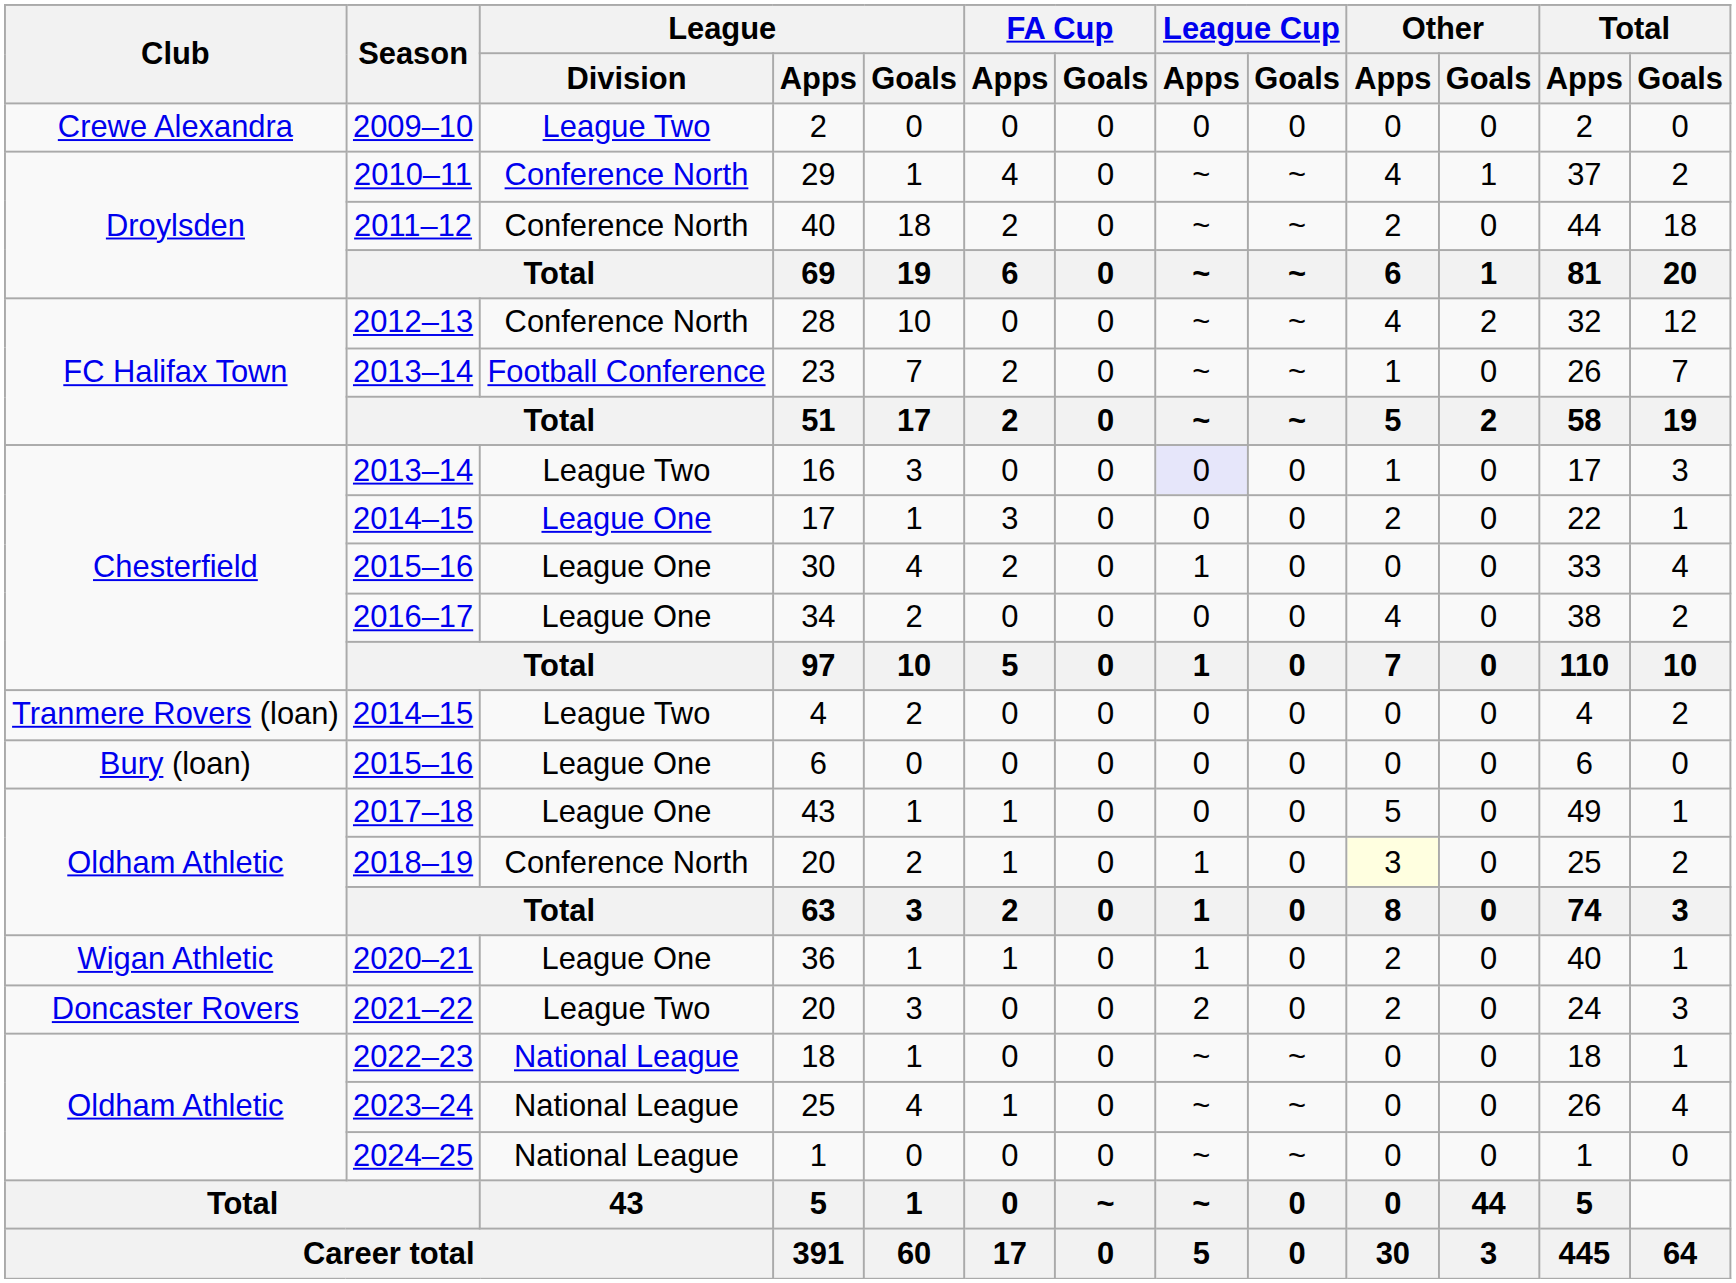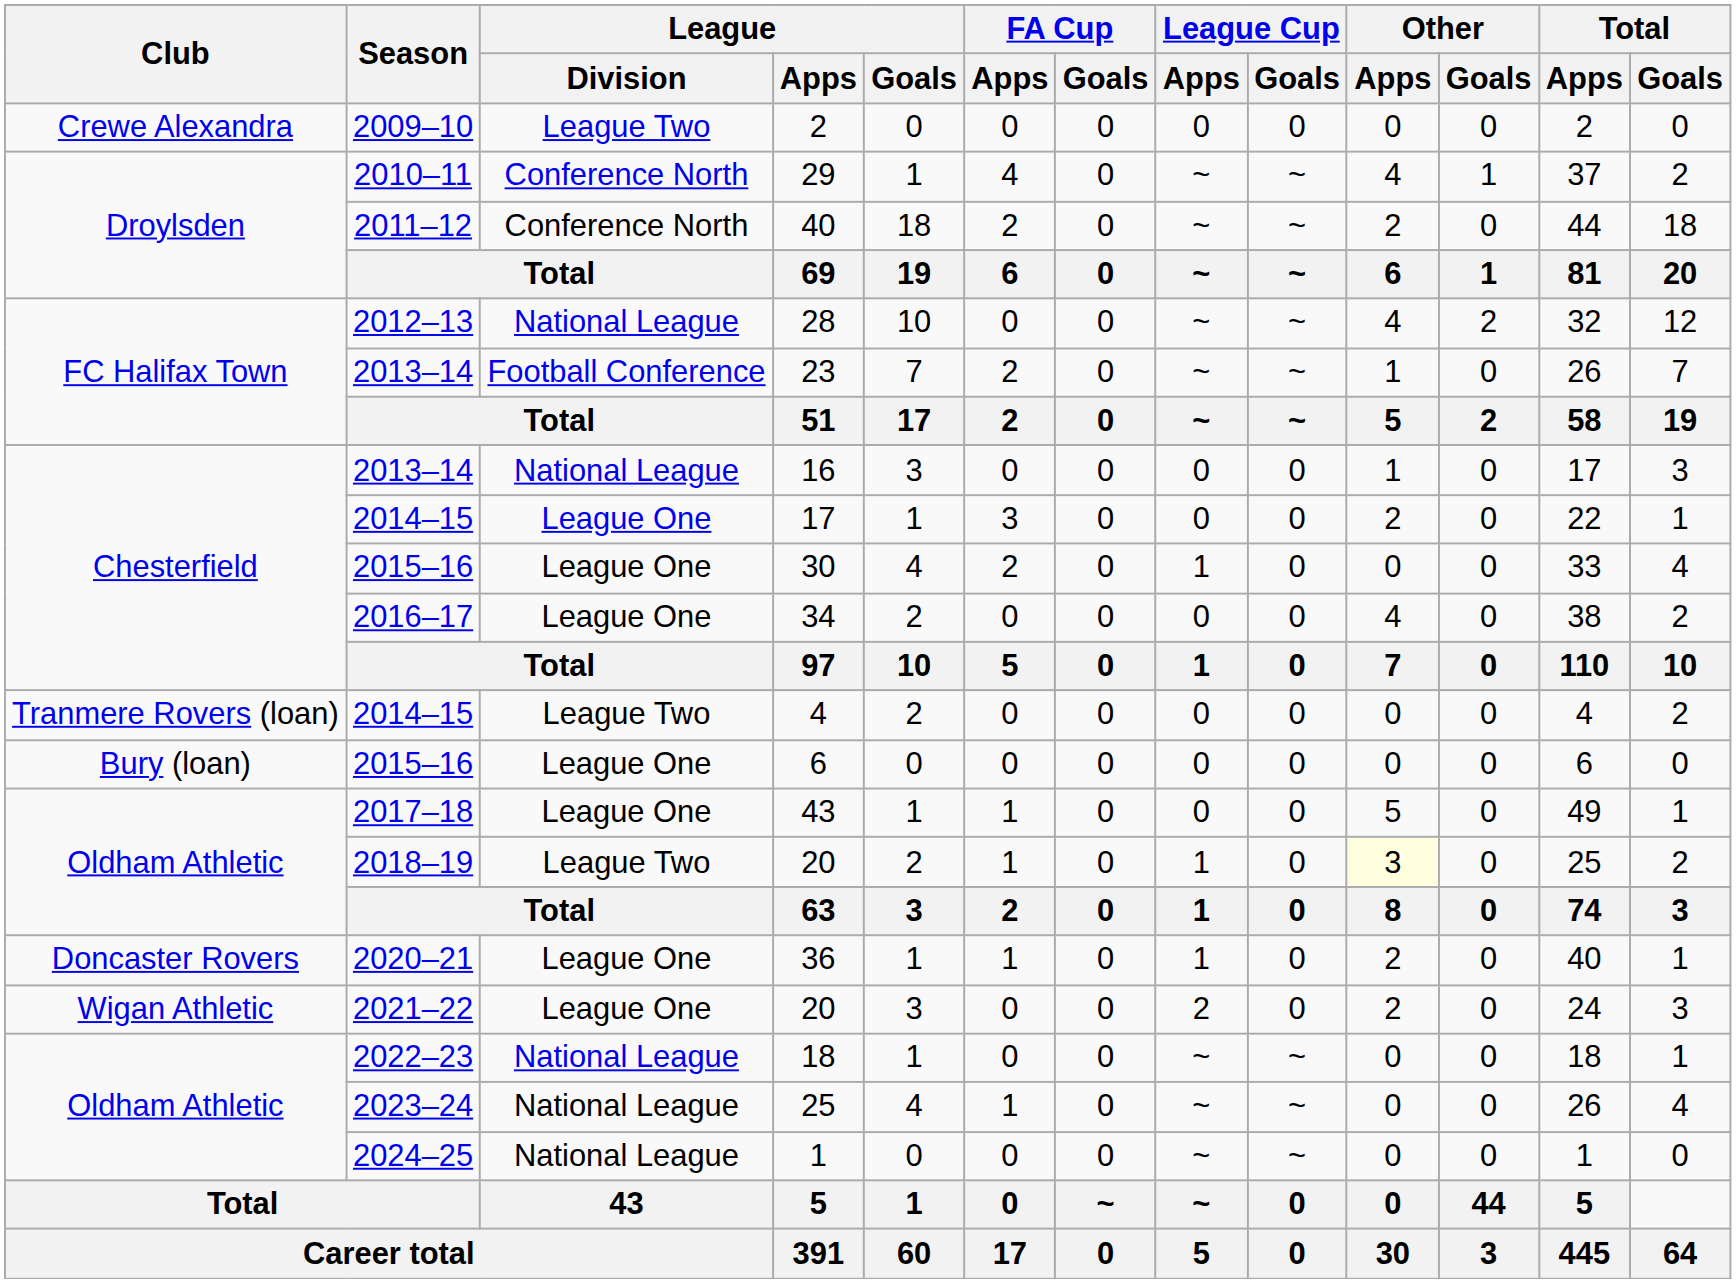(626, 322) Conference North -> (626, 322) National League
(626, 469) League Two -> (626, 469) National League
(1201, 469) lavender background -> (1201, 469) no background
(626, 861) Conference North -> (626, 861) League Two
(175, 959) Wigan Athletic -> (175, 959) Doncaster Rovers
(175, 1008) Doncaster Rovers -> (175, 1008) Wigan Athletic
(626, 1008) League Two -> (626, 1008) League One
